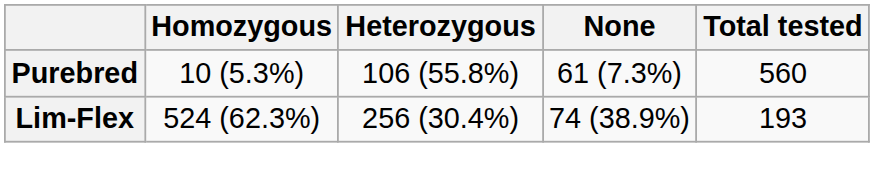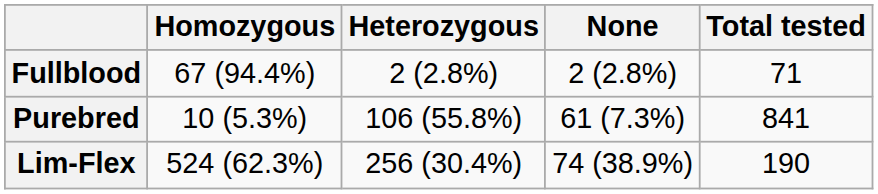+ row: (76, 73)
(783, 73) 560 -> (786, 118) 841
(783, 118) 193 -> (786, 164) 190
